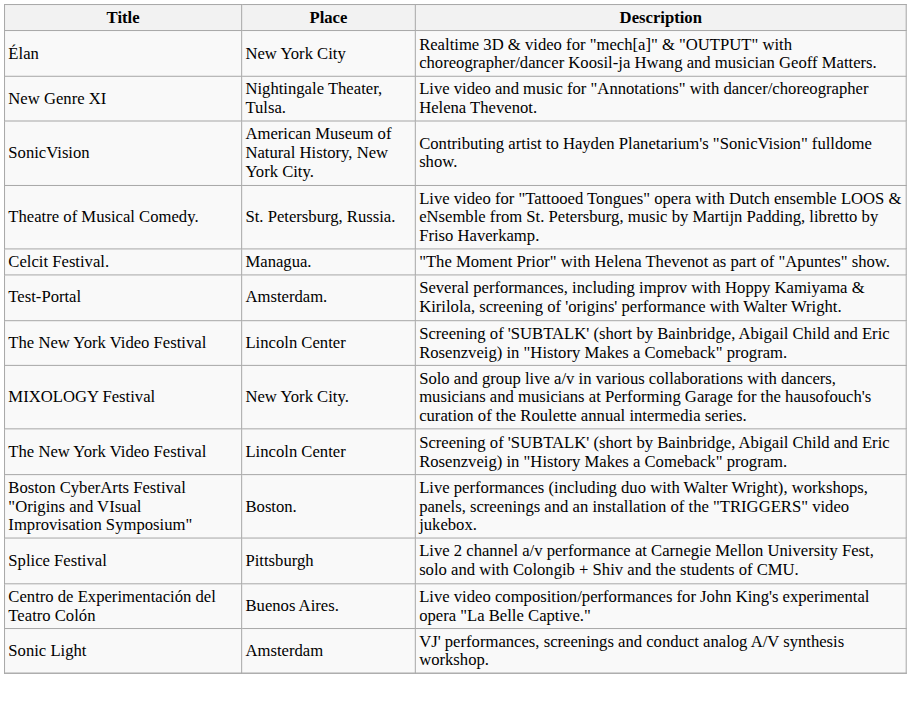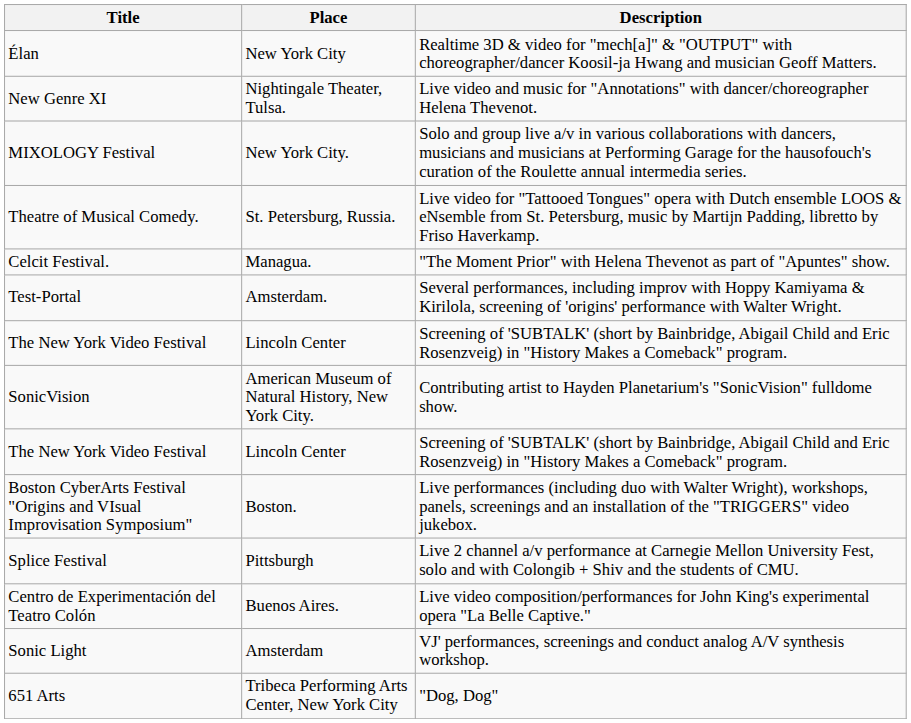rows swapped: (49, 153) <-> (82, 397)
+ row: (37, 696)
